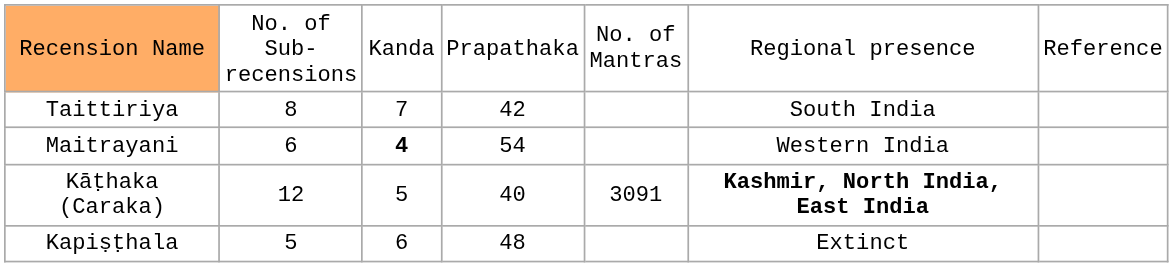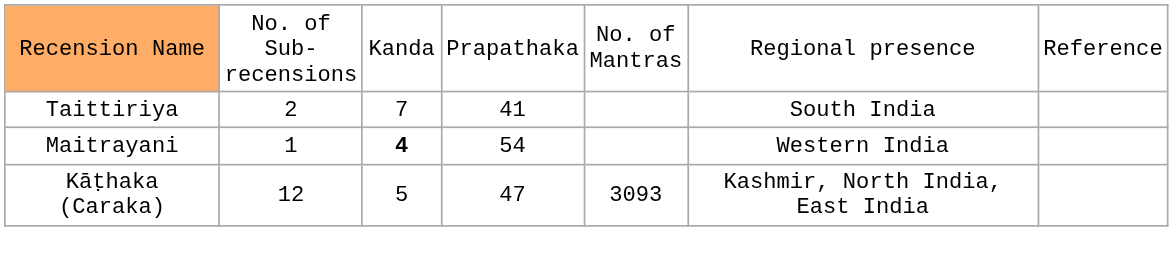(291, 110) 8 -> (291, 110) 2
(513, 110) 42 -> (513, 110) 41
(291, 146) 6 -> (291, 146) 1
(513, 195) 40 -> (513, 195) 47
(636, 195) 3091 -> (636, 195) 3093
(863, 195) bold -> (863, 195) normal
- row: (112, 243)
